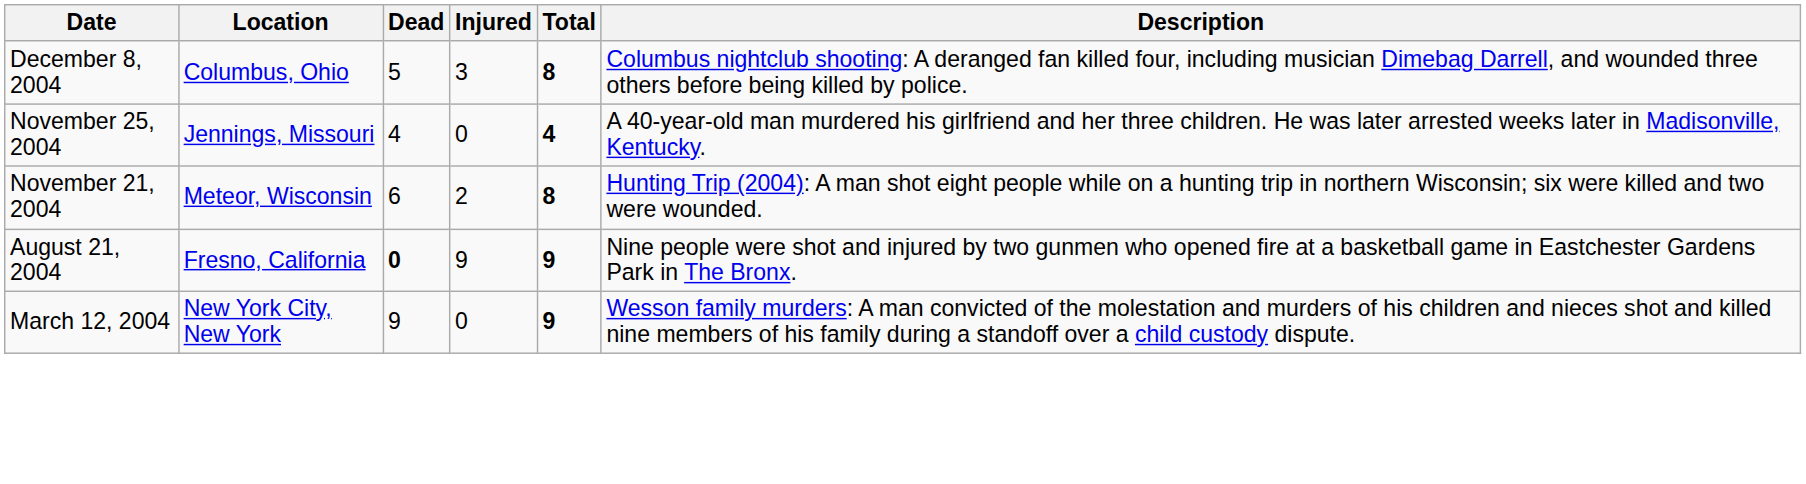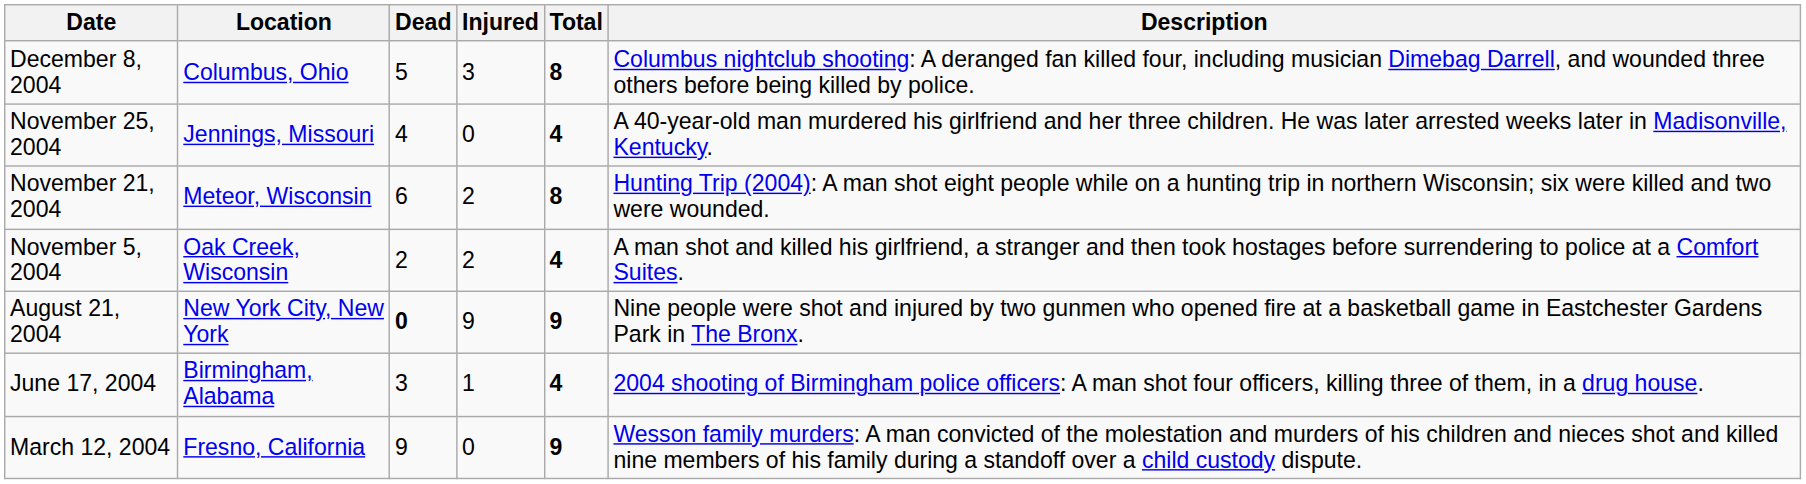+ row: (76, 259)
(275, 259) Fresno, California -> (284, 322) New York City, New York
+ row: (83, 384)
(258, 322) New York City, New York -> (274, 447) Fresno, California
